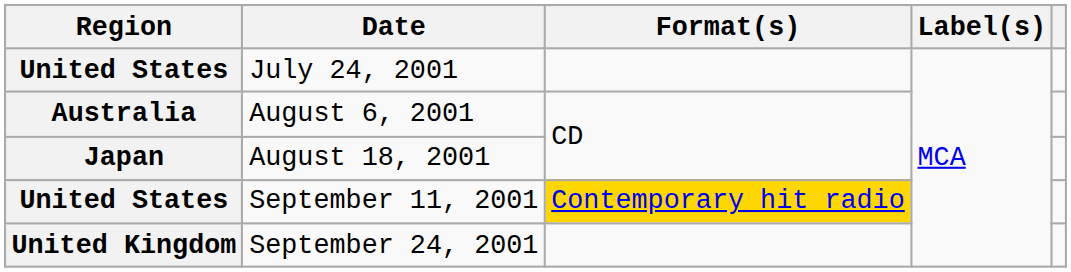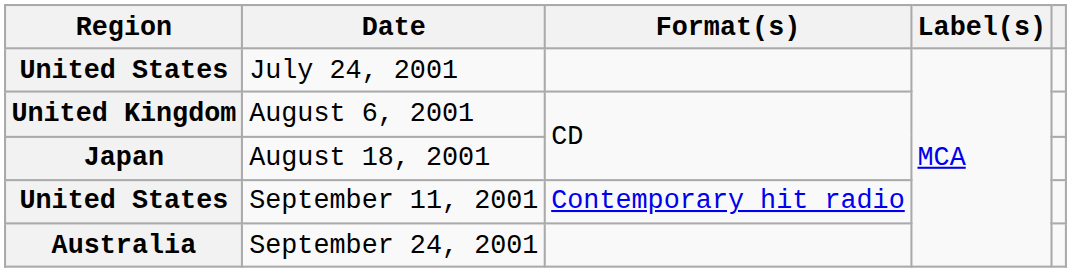(124, 114) Australia -> (124, 114) United Kingdom
(728, 201) gold background -> (728, 201) no background
(124, 245) United Kingdom -> (124, 245) Australia
